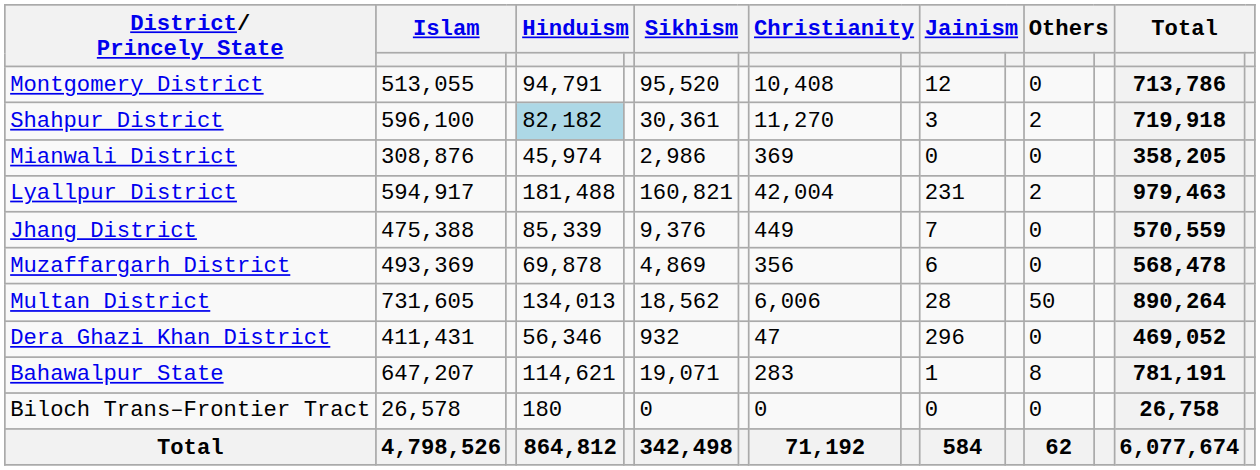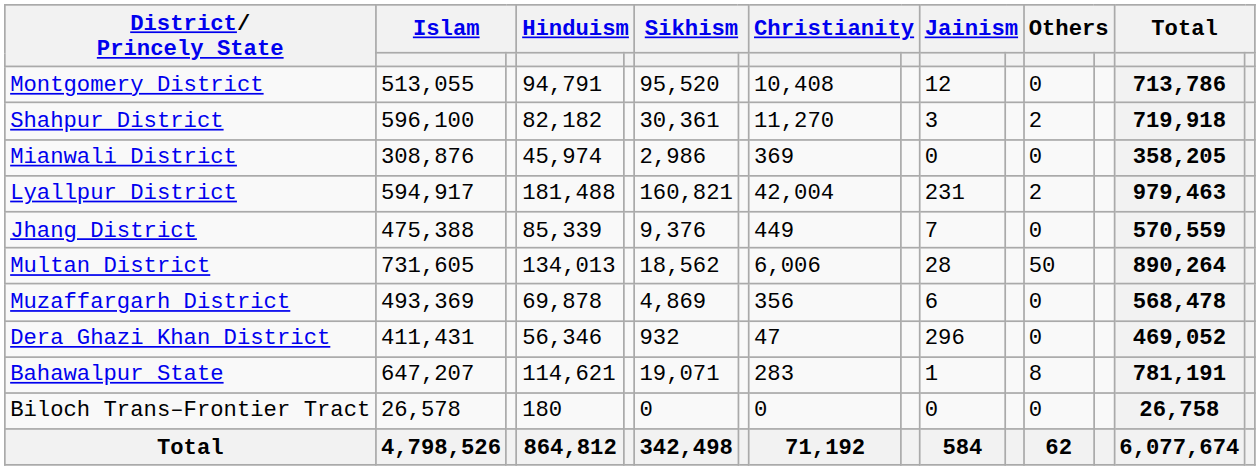(562, 121) lightblue background -> (562, 121) no background
rows swapped: (110, 302) <-> (150, 266)
